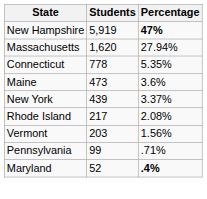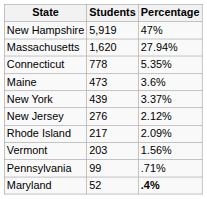(152, 30) bold -> (152, 30) normal
+ row: (35, 116)
(156, 116) 2.08% -> (156, 133) 2.09%
